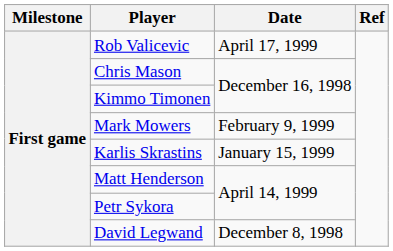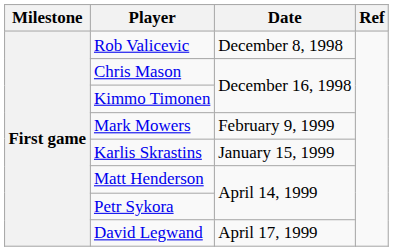(268, 44) April 17, 1999 -> (281, 44) December 8, 1998
(281, 233) December 8, 1998 -> (268, 233) April 17, 1999
